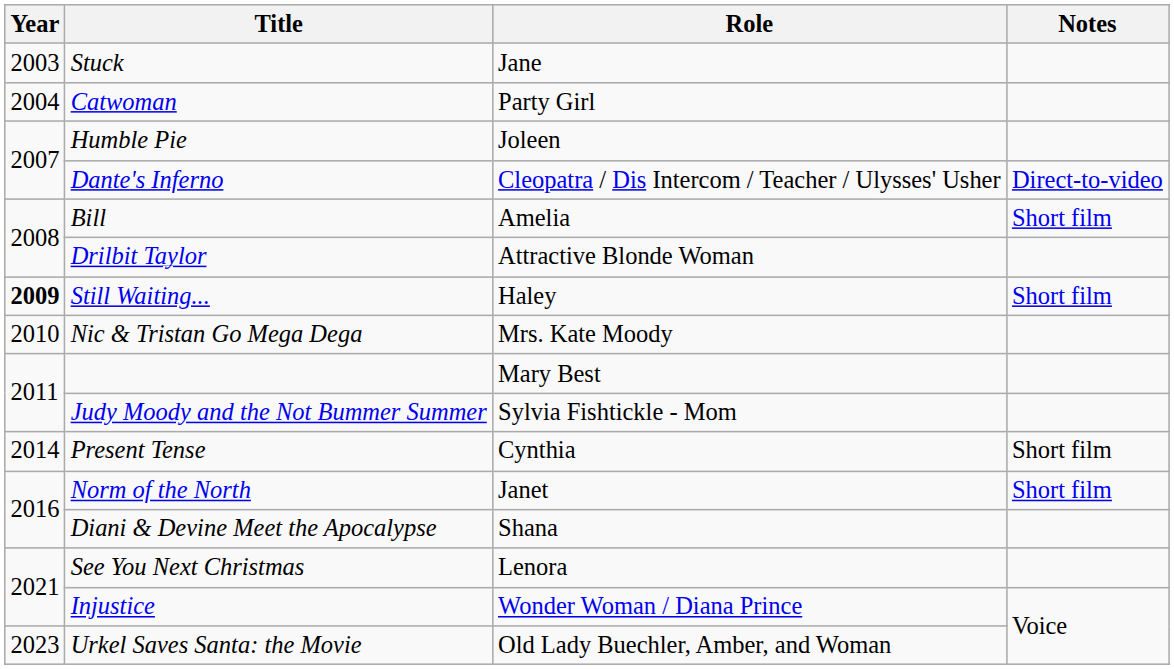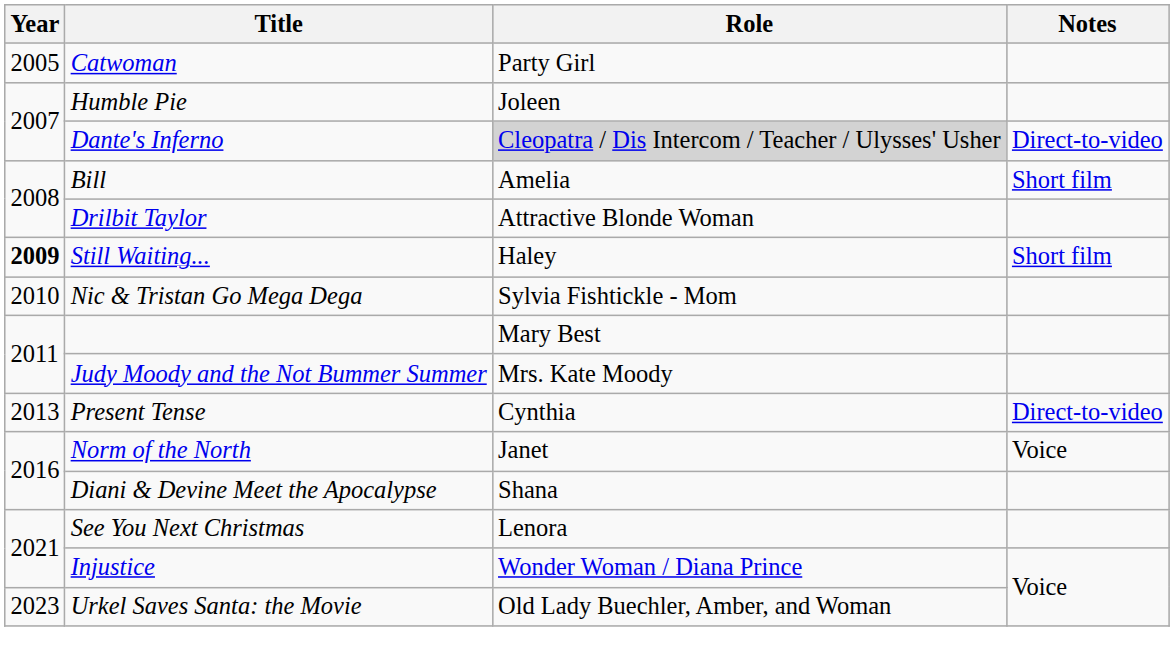- row: (97, 62)
(35, 101) 2004 -> (35, 62) 2005
(749, 179) no background -> (749, 140) lightgrey background
(585, 334) Mrs. Kate Moody -> (617, 295) Sylvia Fishtickle - Mom
(617, 412) Sylvia Fishtickle - Mom -> (585, 373) Mrs. Kate Moody
(35, 450) 2014 -> (35, 412) 2013
(1062, 450) Short film -> (1087, 412) Direct-to-video
(1062, 489) Short film -> (1040, 450) Voice
